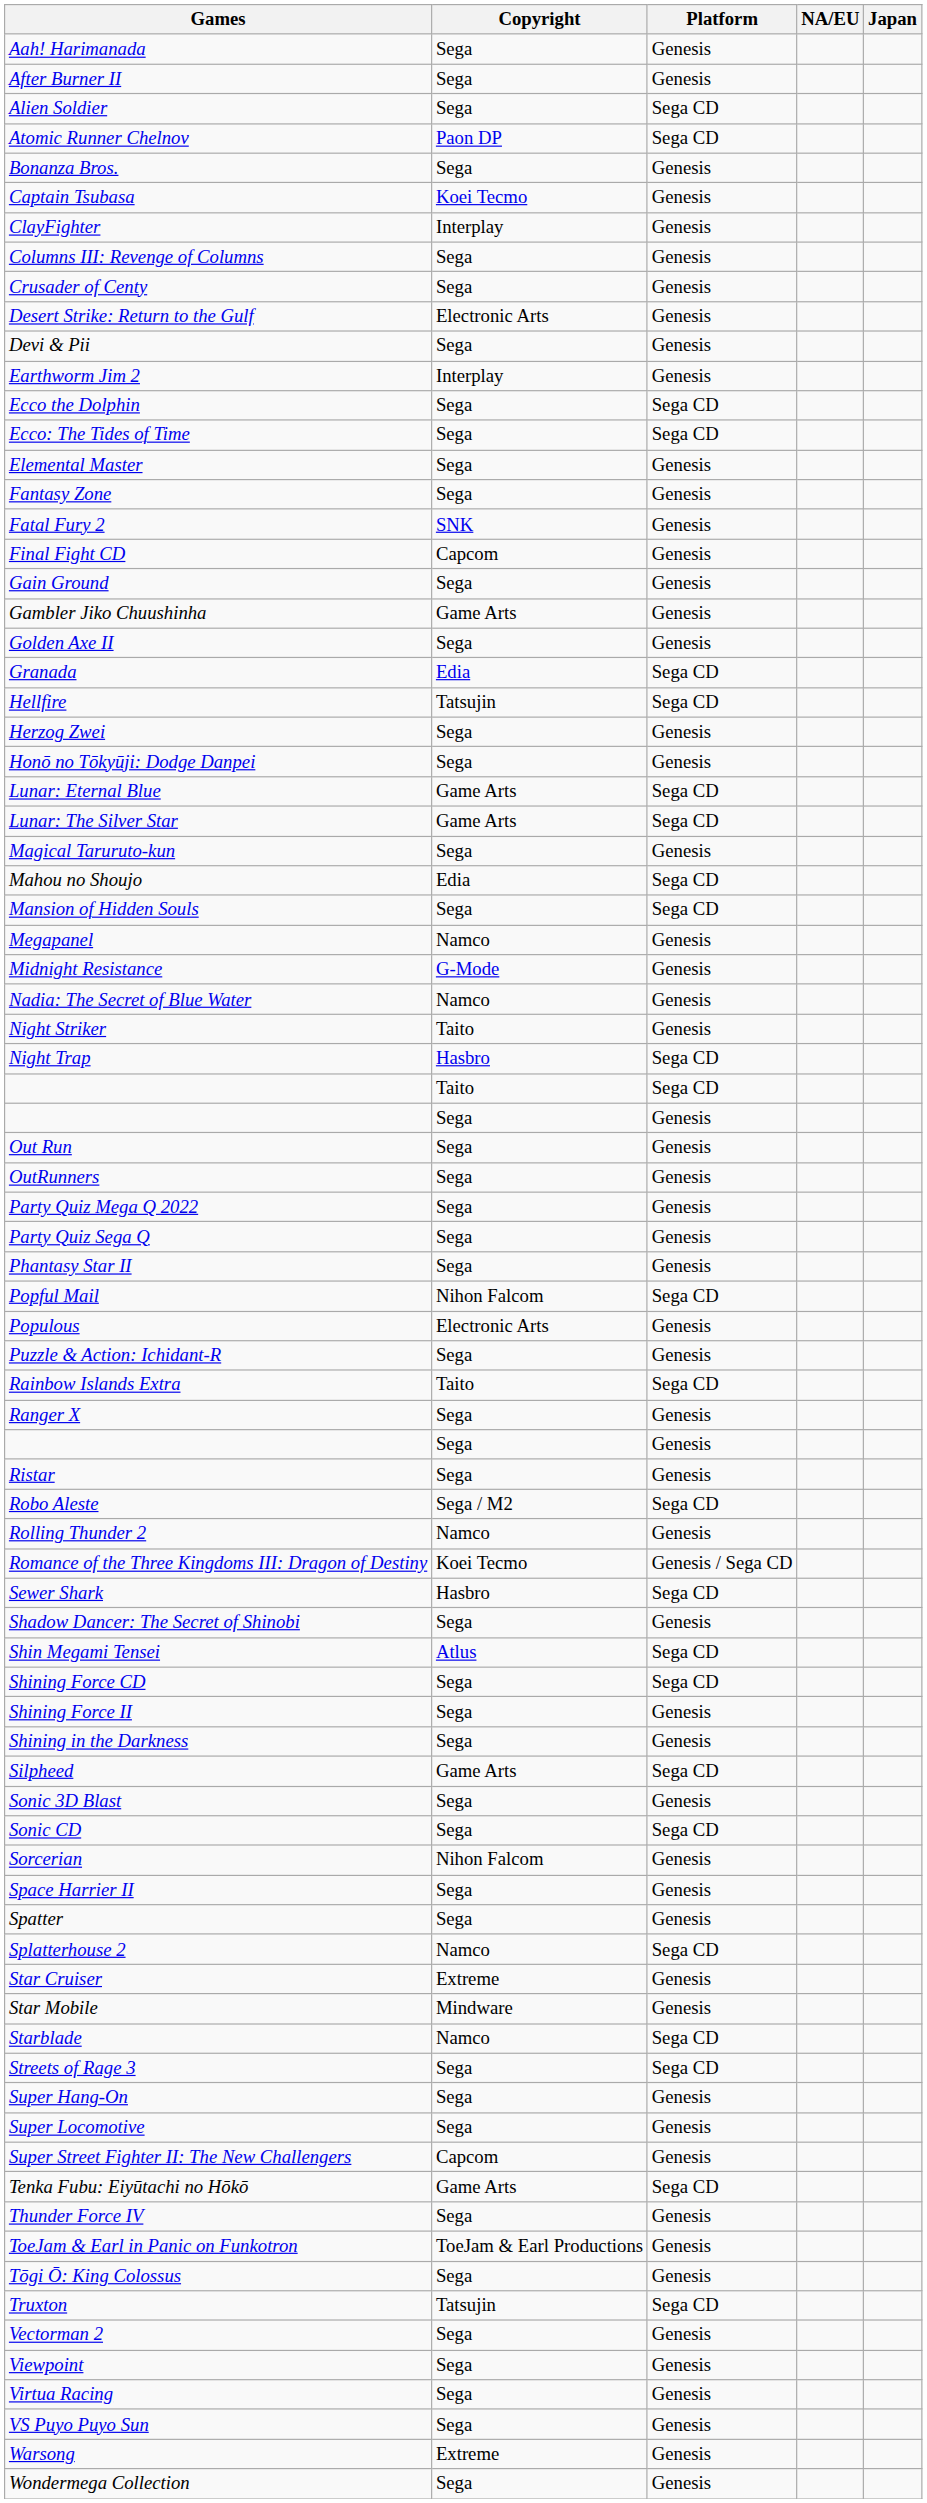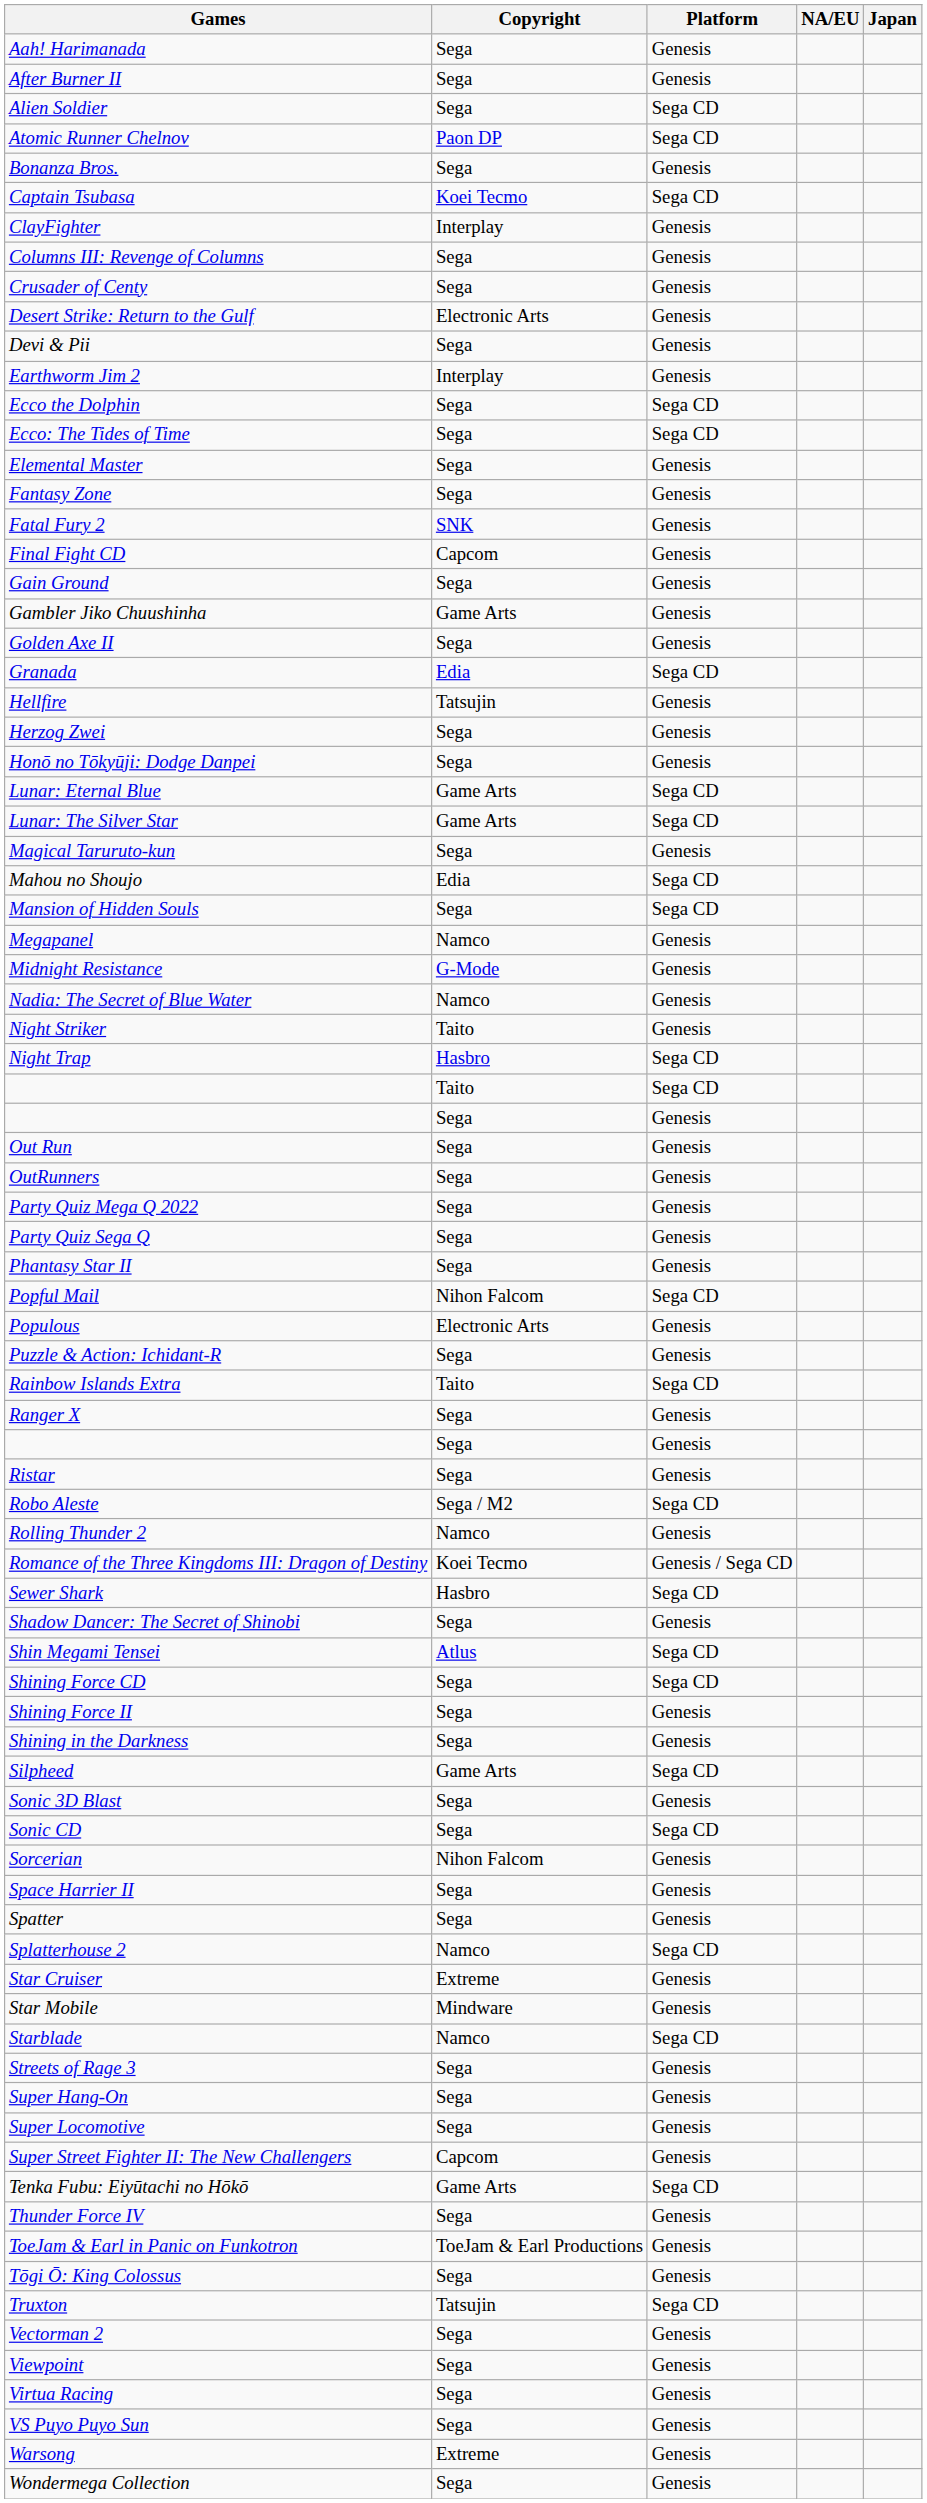(681, 197) Genesis -> (685, 197) Sega CD
(685, 702) Sega CD -> (681, 702) Genesis
(685, 2067) Sega CD -> (681, 2067) Genesis
